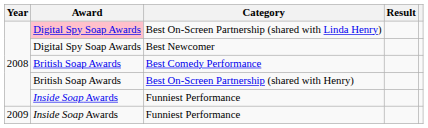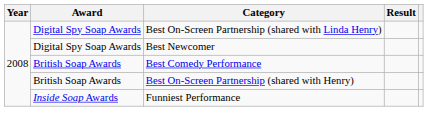(87, 30) pink background -> (87, 30) no background
- row: (18, 115)
